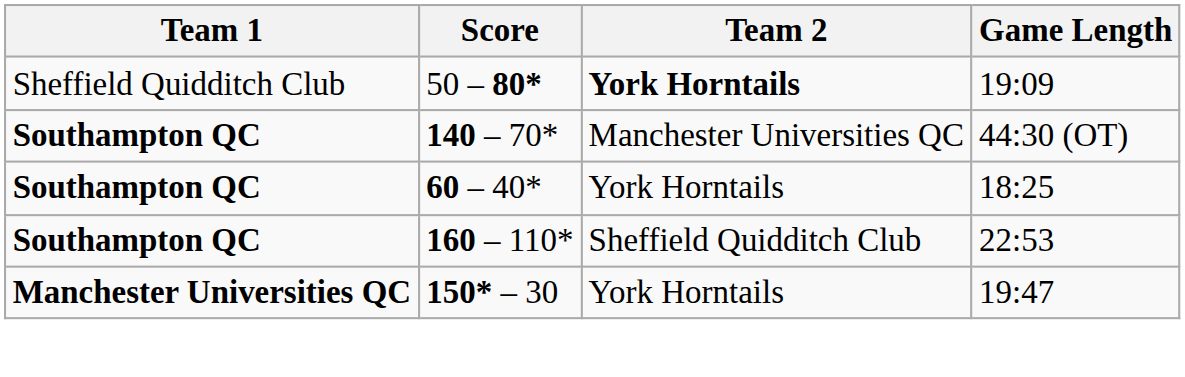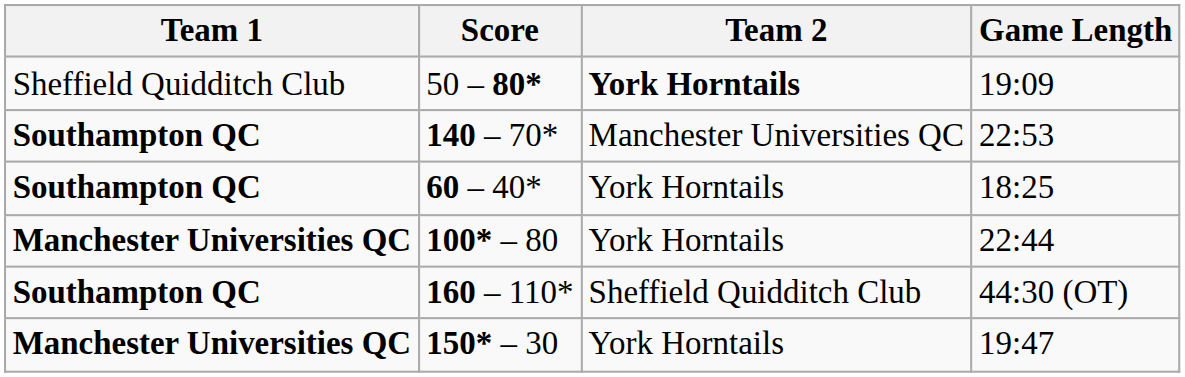(1054, 135) 44:30 (OT) -> (1017, 135) 22:53
+ row: (492, 239)
(1017, 239) 22:53 -> (1054, 291) 44:30 (OT)
